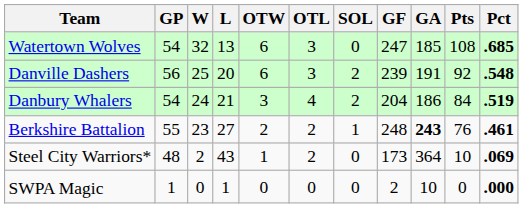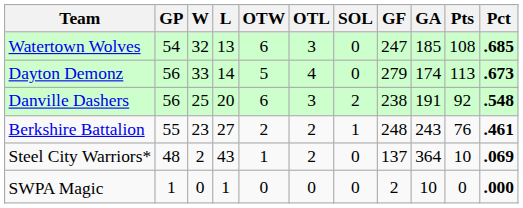+ row: (66, 73)
(394, 73) 239 -> (394, 101) 238
- row: (70, 101)
(428, 128) bold -> (428, 128) normal
(394, 156) 173 -> (394, 156) 137
